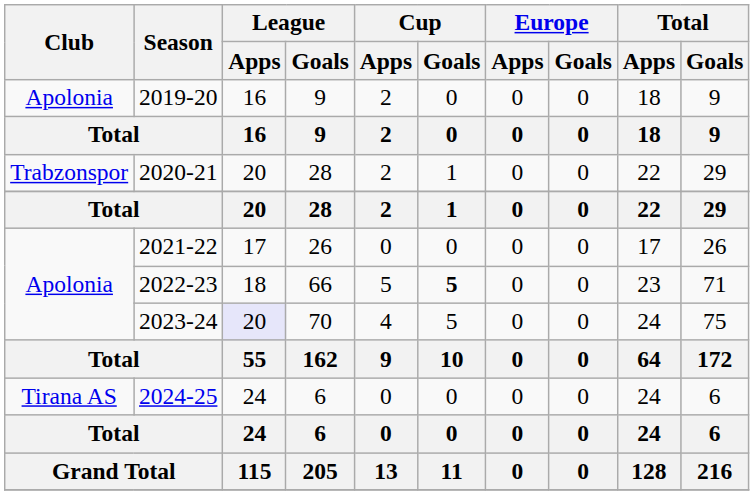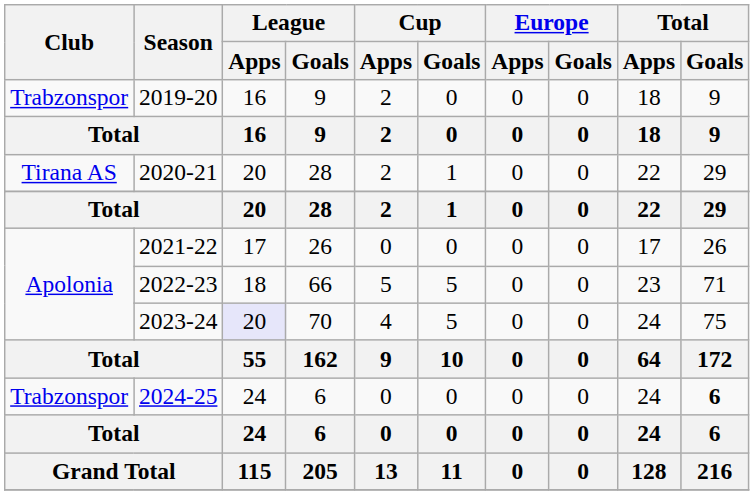(69, 97) Apolonia -> (69, 97) Trabzonspor
(69, 172) Trabzonspor -> (69, 172) Tirana AS
(452, 284) bold -> (452, 284) normal
(69, 396) Tirana AS -> (69, 396) Trabzonspor
(715, 396) normal -> (715, 396) bold
